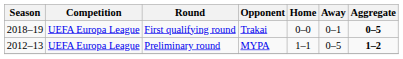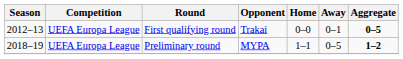(25, 29) 2018–19 -> (25, 29) 2012–13
(25, 45) 2012–13 -> (25, 45) 2018–19
